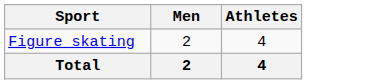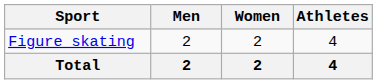+ column: (257, 17)
